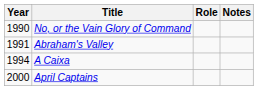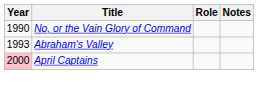(18, 45) 1991 -> (18, 45) 1993
- row: (52, 61)
(18, 77) no background -> (18, 61) pink background
